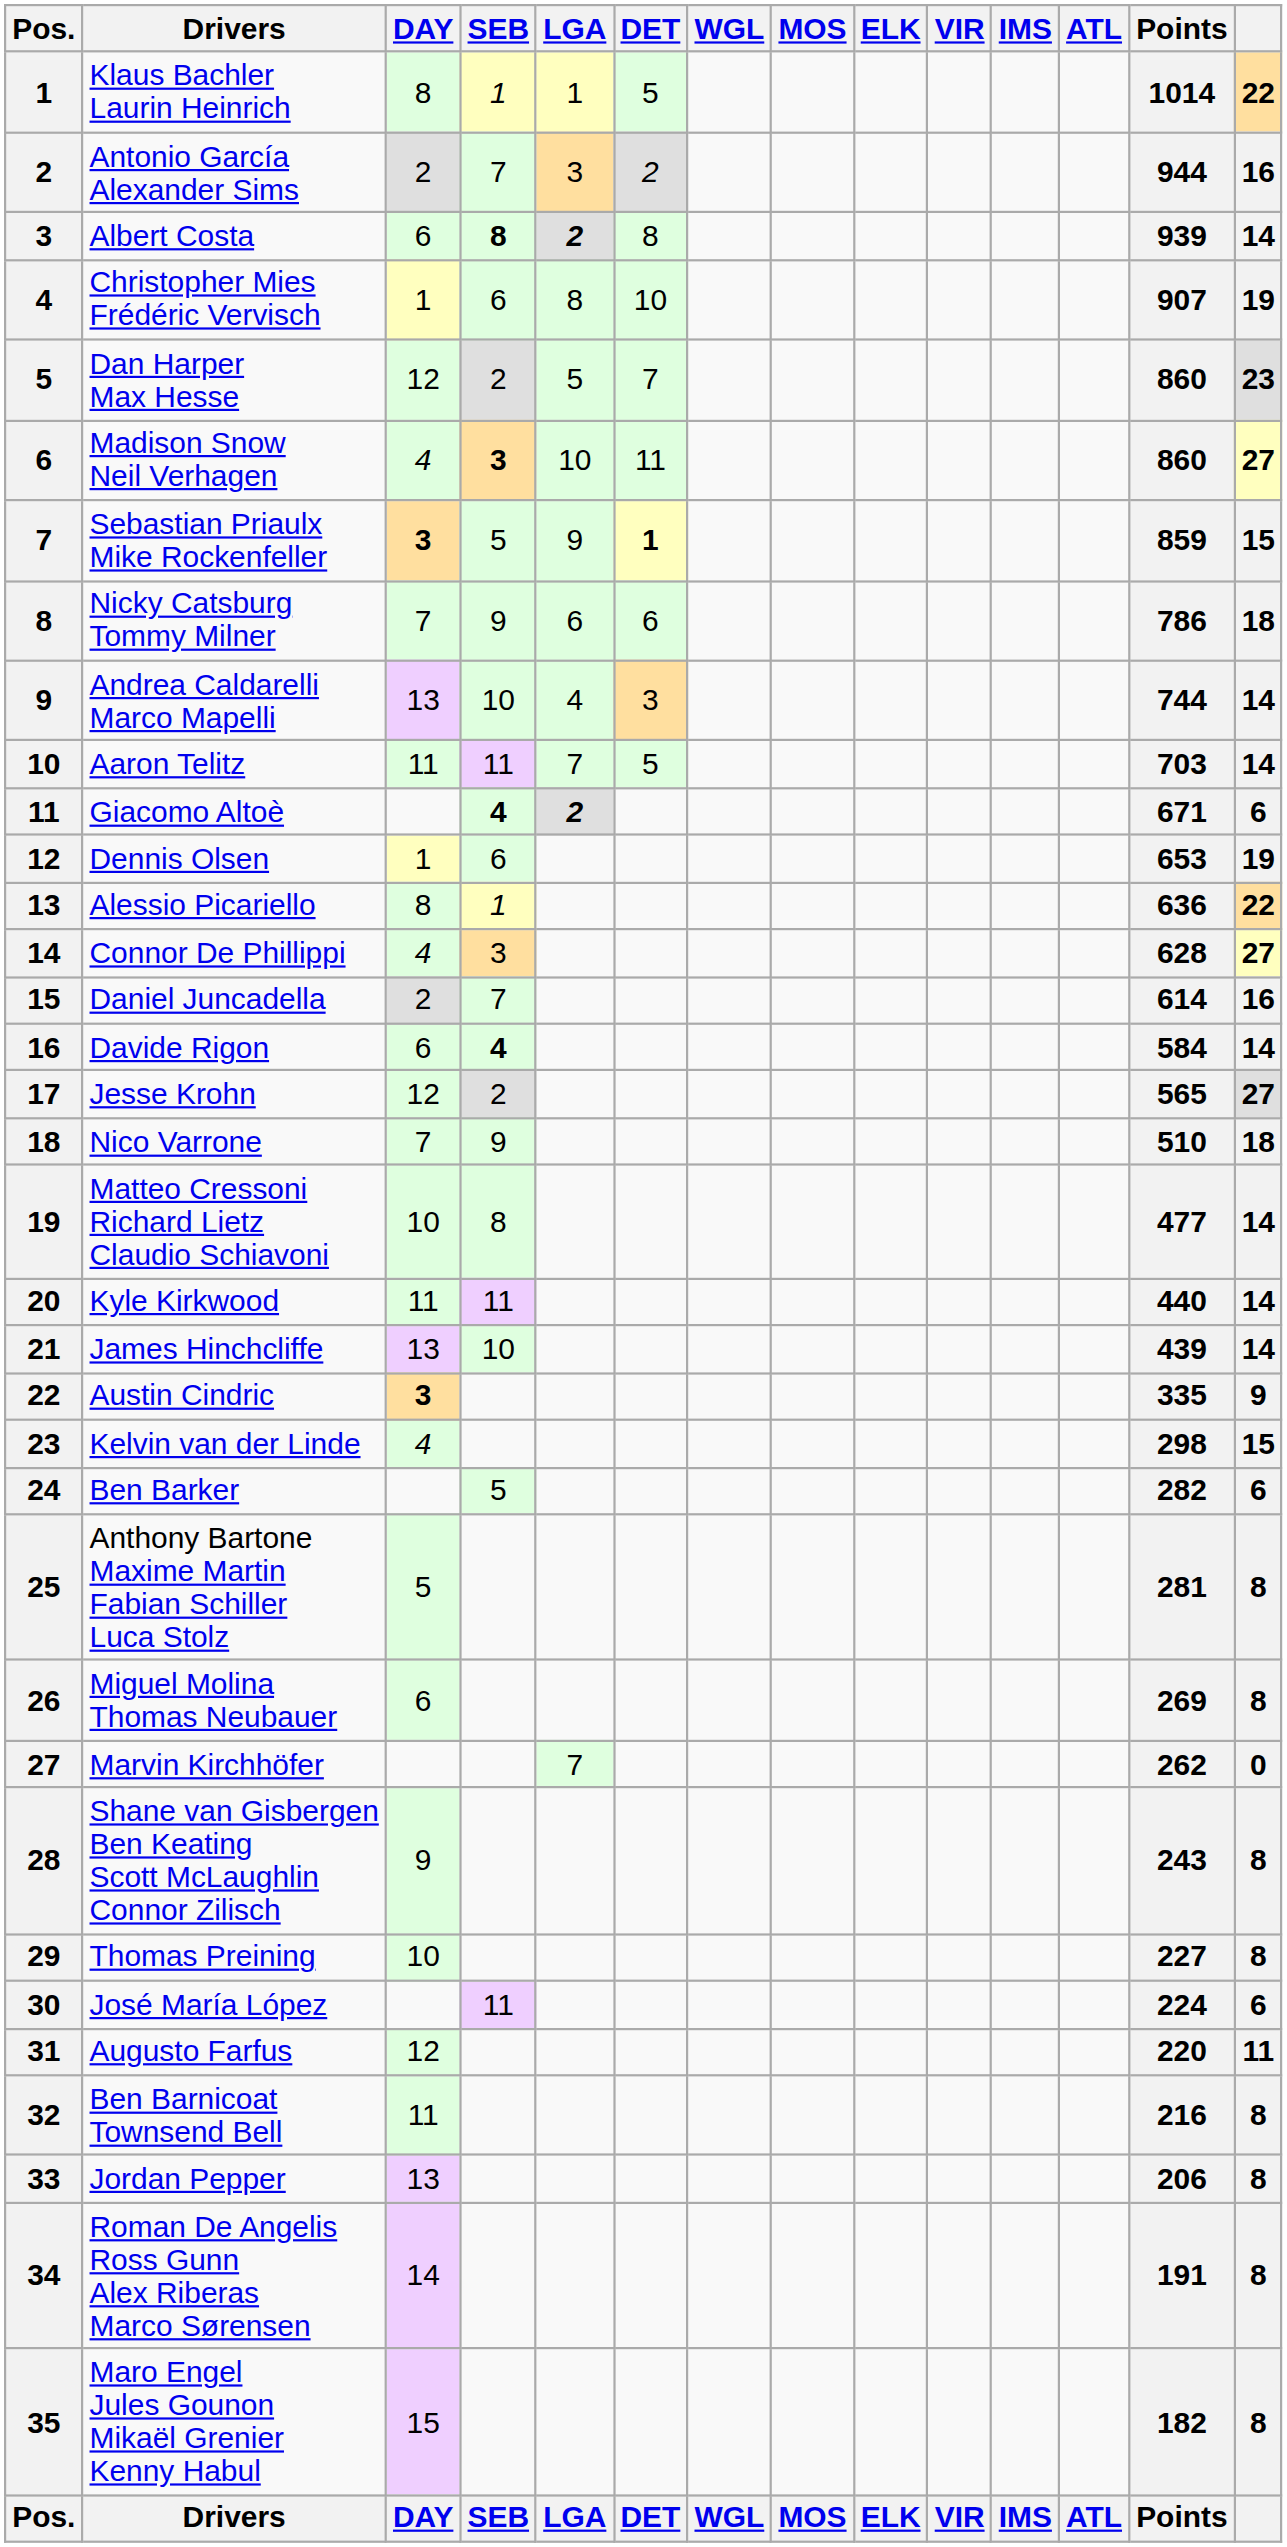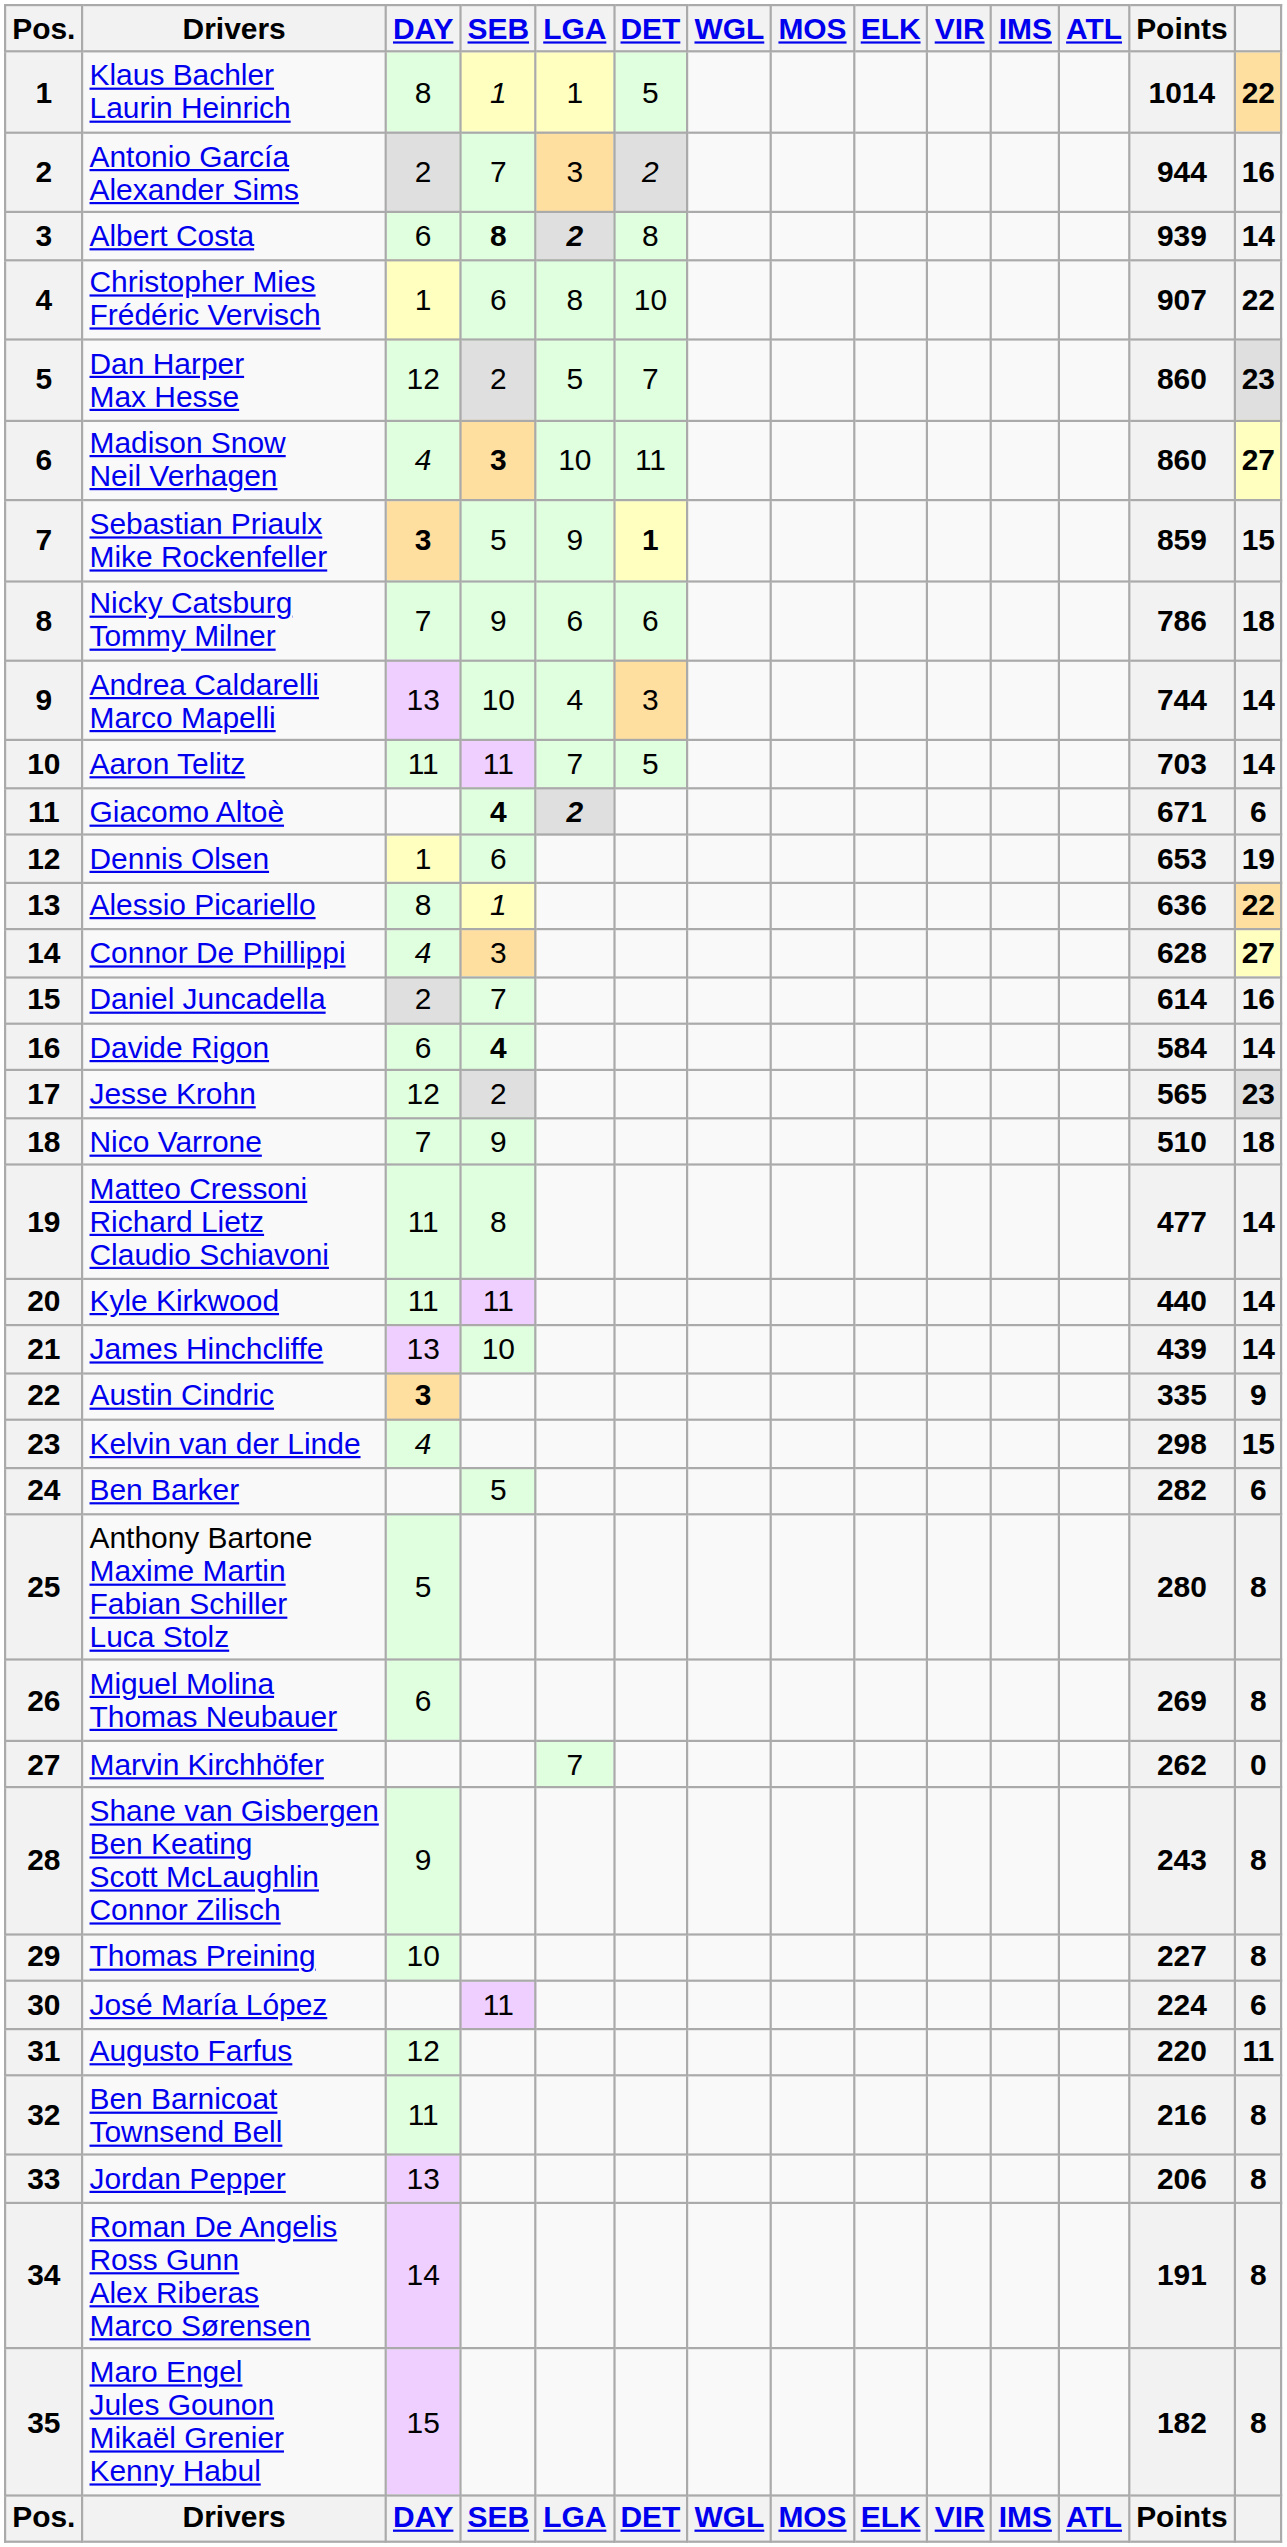(1258, 299) 19 -> (1258, 299) 22
(1258, 1094) 27 -> (1258, 1094) 23
(423, 1221) 10 -> (423, 1221) 11
(1182, 1587) 281 -> (1182, 1587) 280
